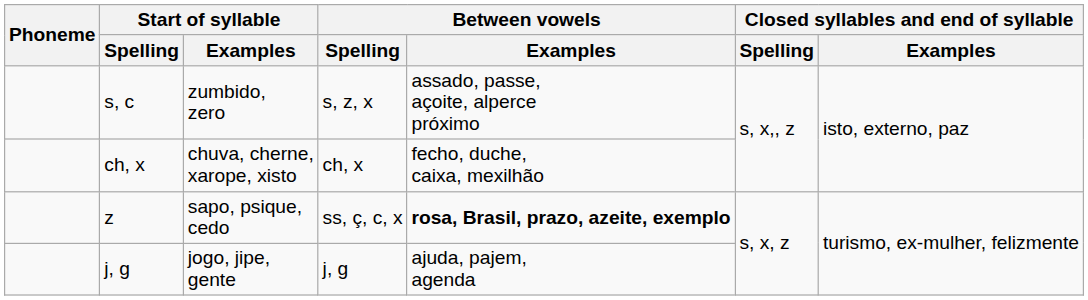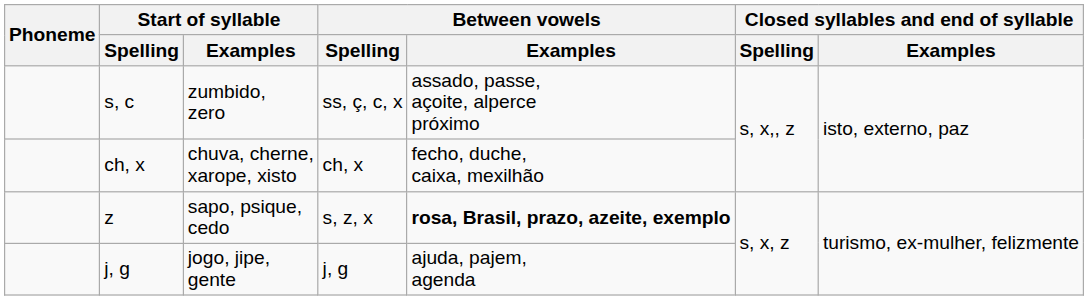(348, 102) s, z, x -> (363, 102) ss, ç, c, x
(363, 217) ss, ç, c, x -> (348, 217) s, z, x
